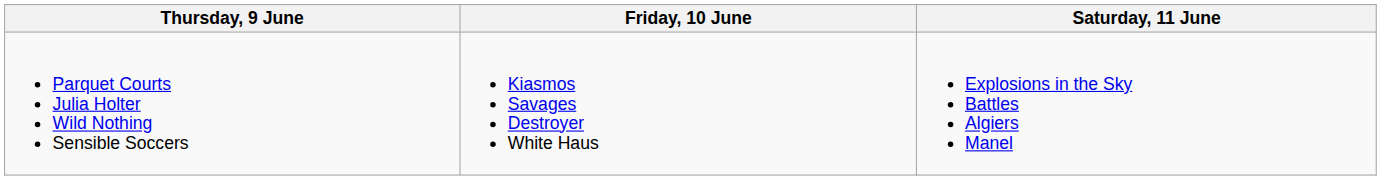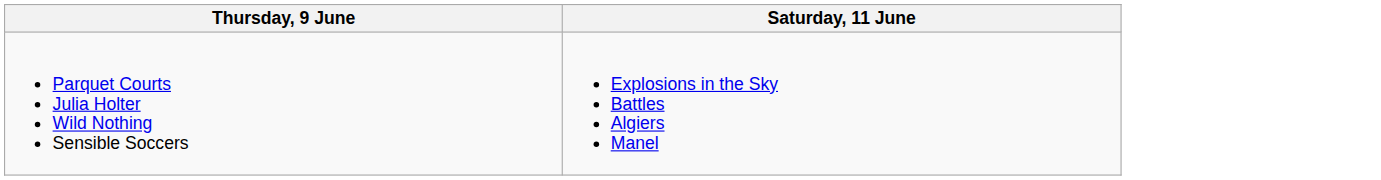- column: (688, 18)
